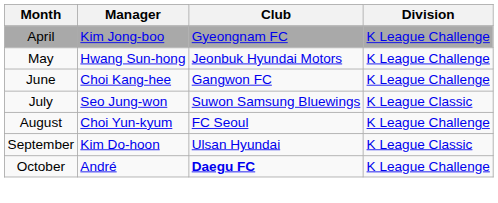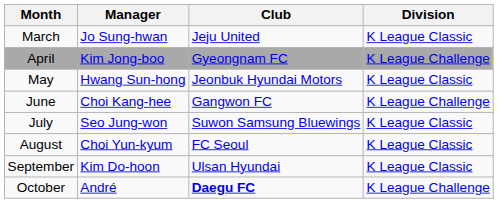+ row: (41, 36)
(428, 58) K League Challenge -> (419, 79) K League Classic
(428, 123) K League Challenge -> (419, 144) K League Classic
